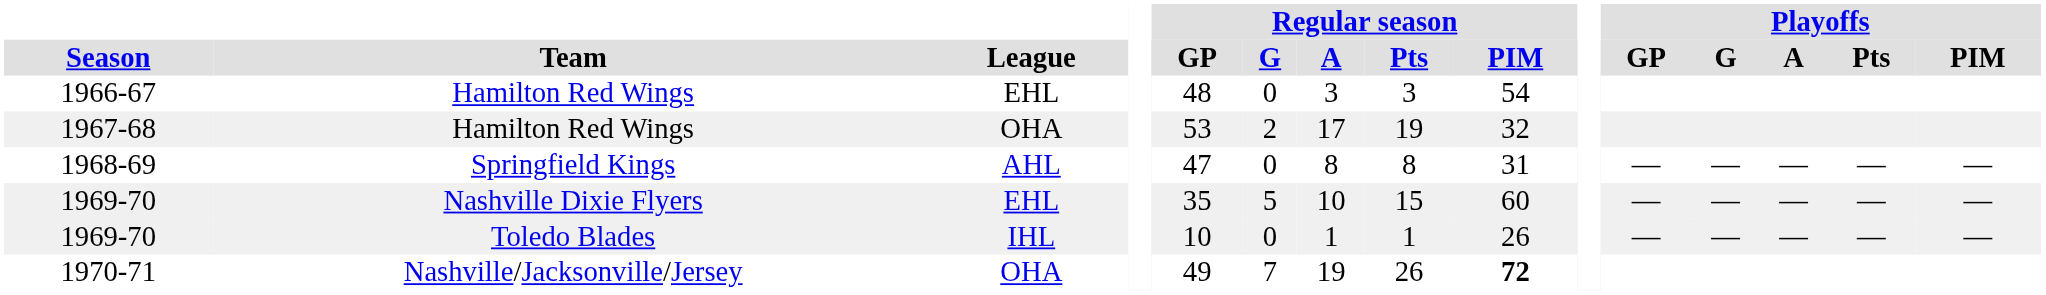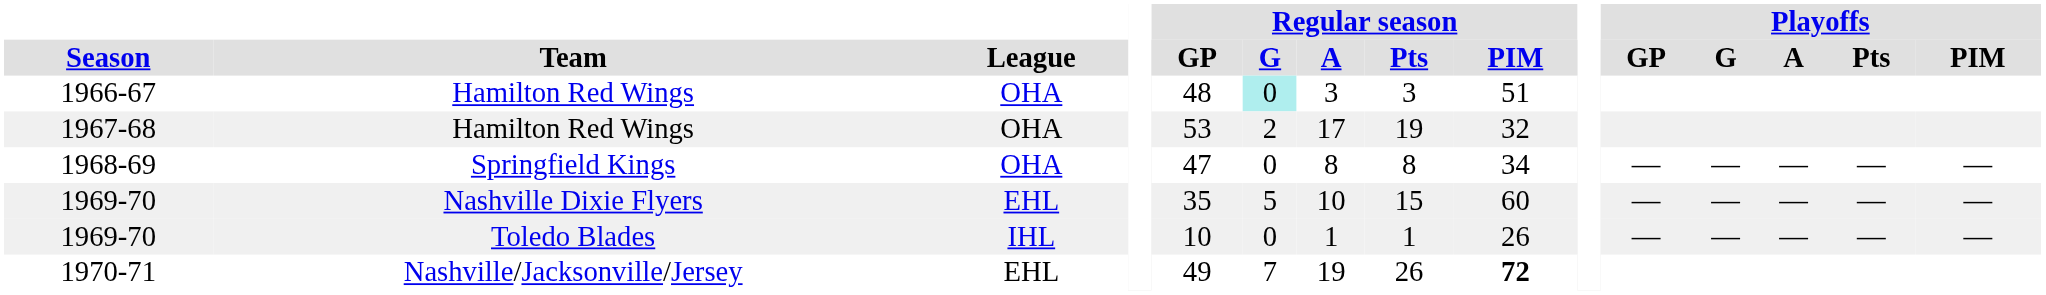(1031, 93) EHL -> (1031, 93) OHA
(1270, 93) no background -> (1270, 93) paleturquoise background
(1515, 93) 54 -> (1515, 93) 51
(1031, 164) AHL -> (1031, 164) OHA
(1515, 164) 31 -> (1515, 164) 34
(1031, 272) OHA -> (1031, 272) EHL
